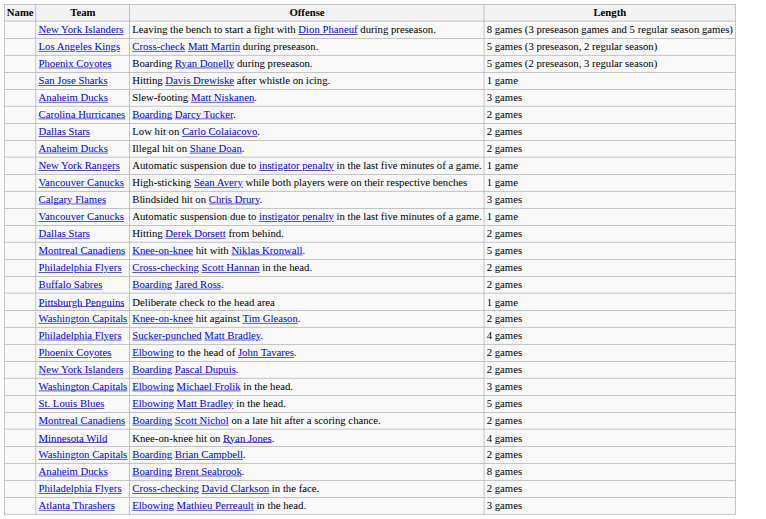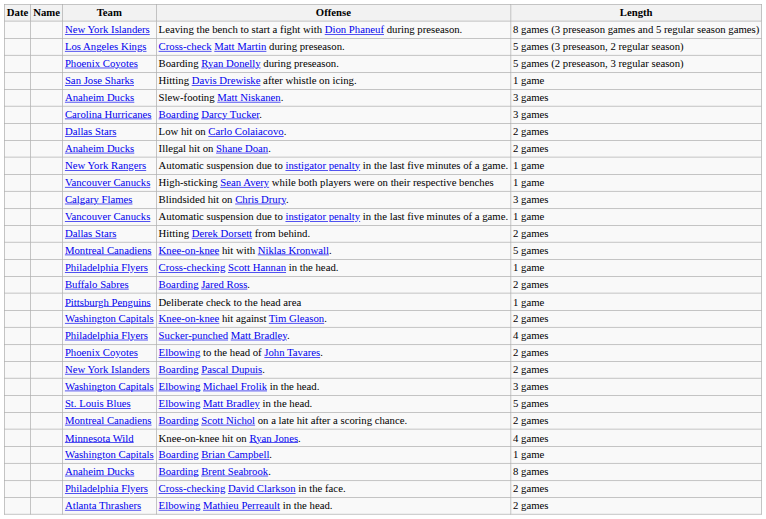+ column: (18, 13)
(504, 115) 2 games -> (531, 115) 3 games
(504, 268) 2 games -> (529, 268) 1 game
(504, 455) 2 games -> (529, 455) 1 game
(504, 506) 3 games -> (531, 506) 2 games
